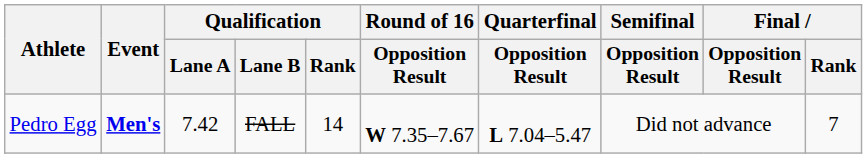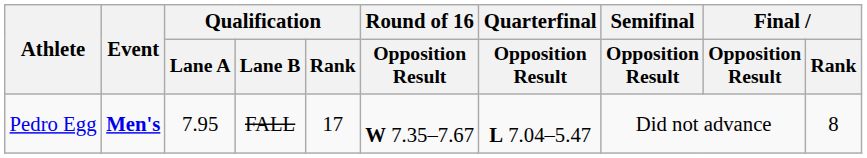(200, 123) 7.42 -> (200, 123) 7.95
(333, 123) 14 -> (333, 123) 17
(833, 123) 7 -> (833, 123) 8
